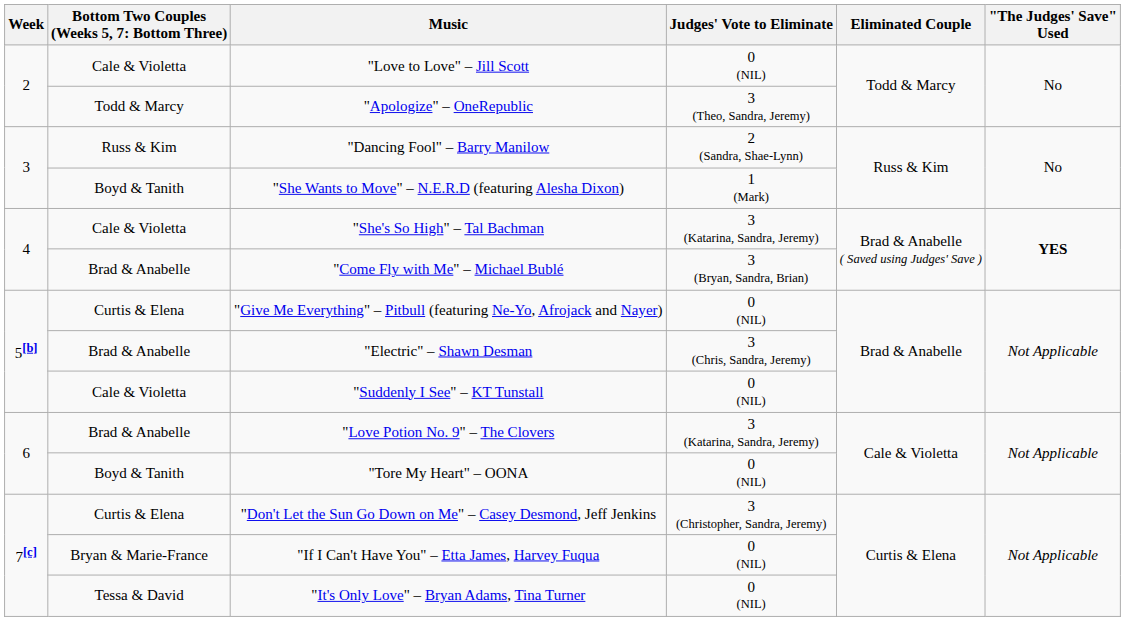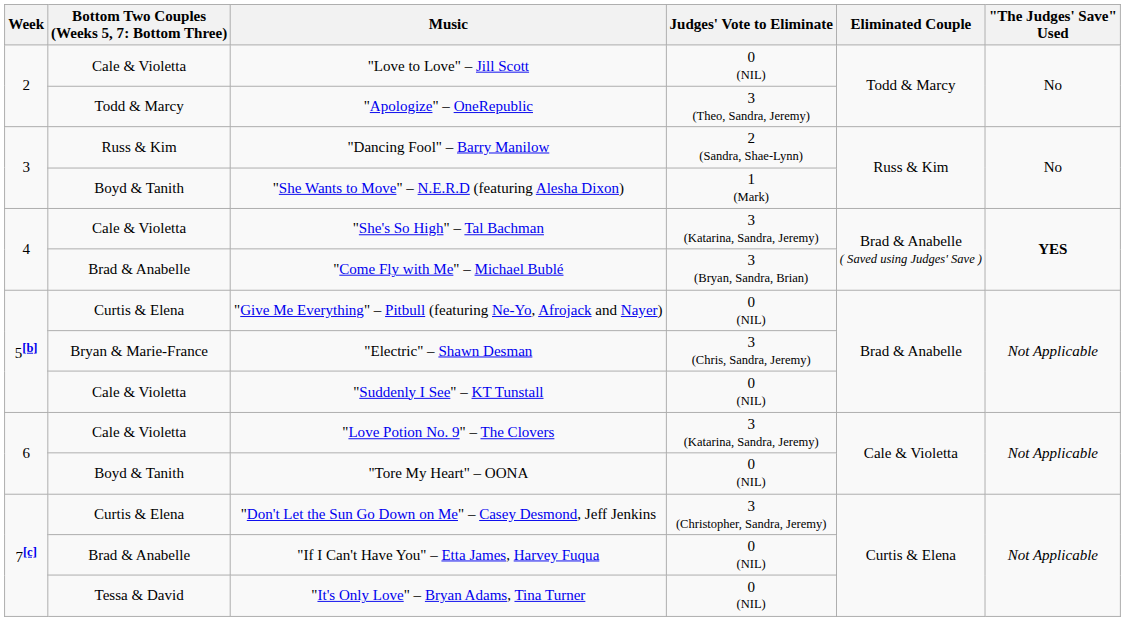(139, 351) Brad & Anabelle -> (139, 351) Bryan & Marie-France
(139, 432) Brad & Anabelle -> (139, 432) Cale & Violetta
(139, 554) Bryan & Marie-France -> (139, 554) Brad & Anabelle
